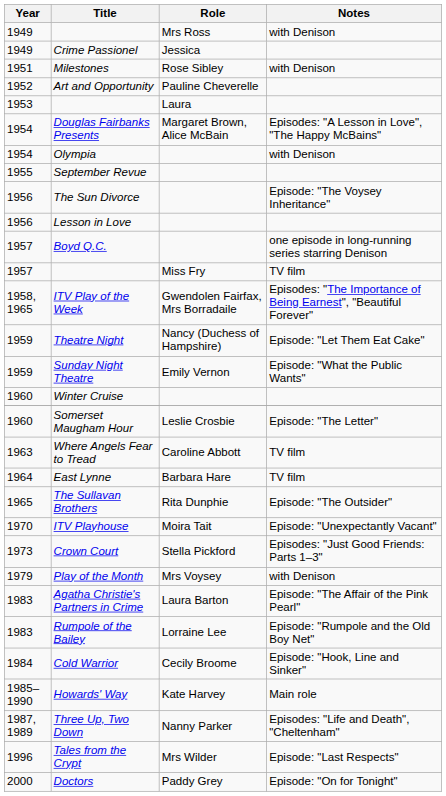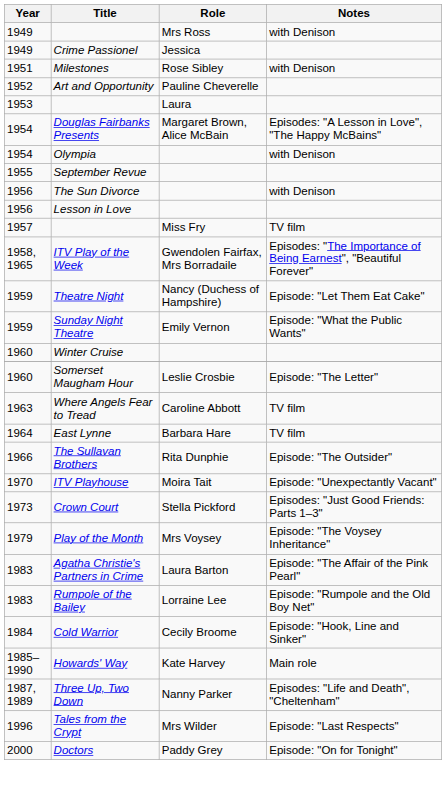(325, 197) Episode: "The Voysey Inheritance" -> (302, 191) with Denison
- row: (80, 247)
(20, 502) 1965 -> (20, 457) 1966
(302, 576) with Denison -> (325, 538) Episode: "The Voysey Inheritance"
